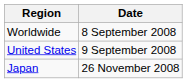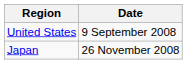- row: (34, 31)
